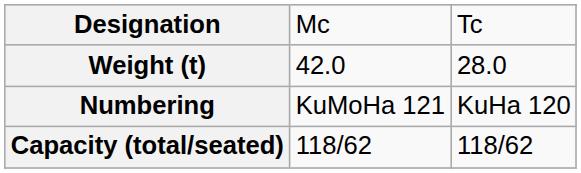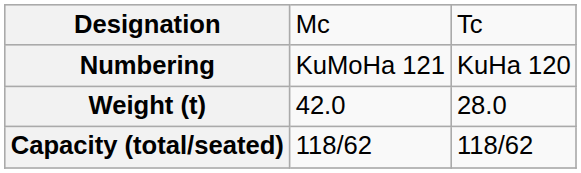rows swapped: (147, 106) <-> (147, 65)
